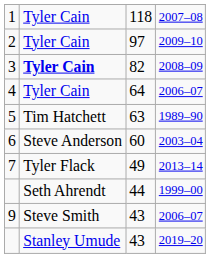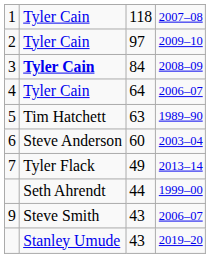(137, 66) 82 -> (137, 66) 84
